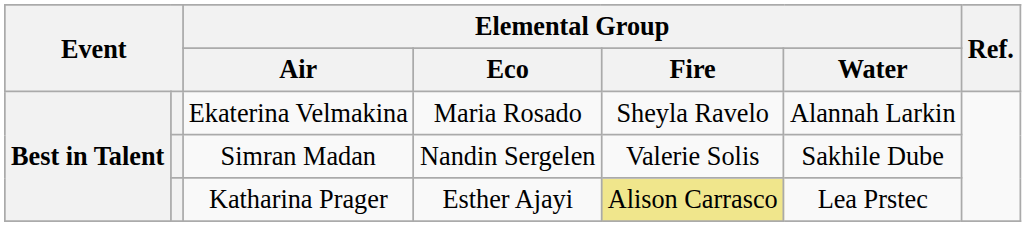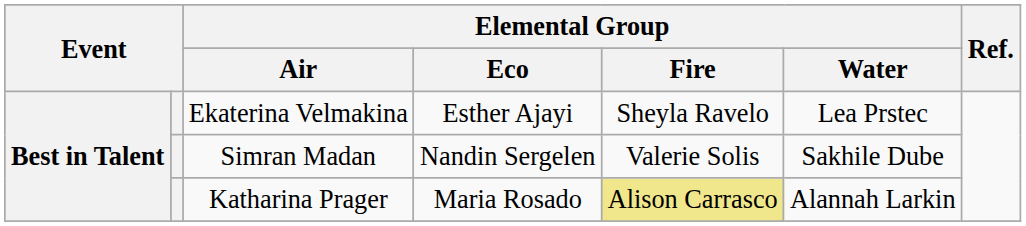(508, 113) Maria Rosado -> (508, 113) Esther Ajayi
(873, 113) Alannah Larkin -> (873, 113) Lea Prstec
(508, 199) Esther Ajayi -> (508, 199) Maria Rosado
(873, 199) Lea Prstec -> (873, 199) Alannah Larkin
